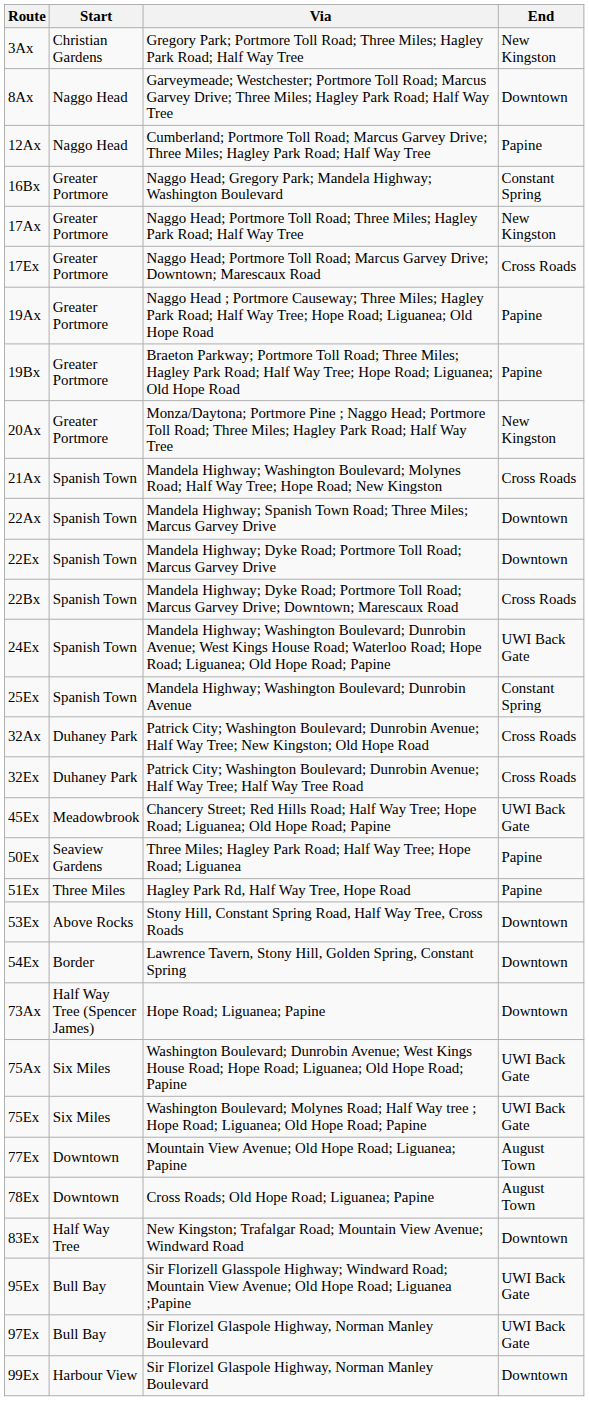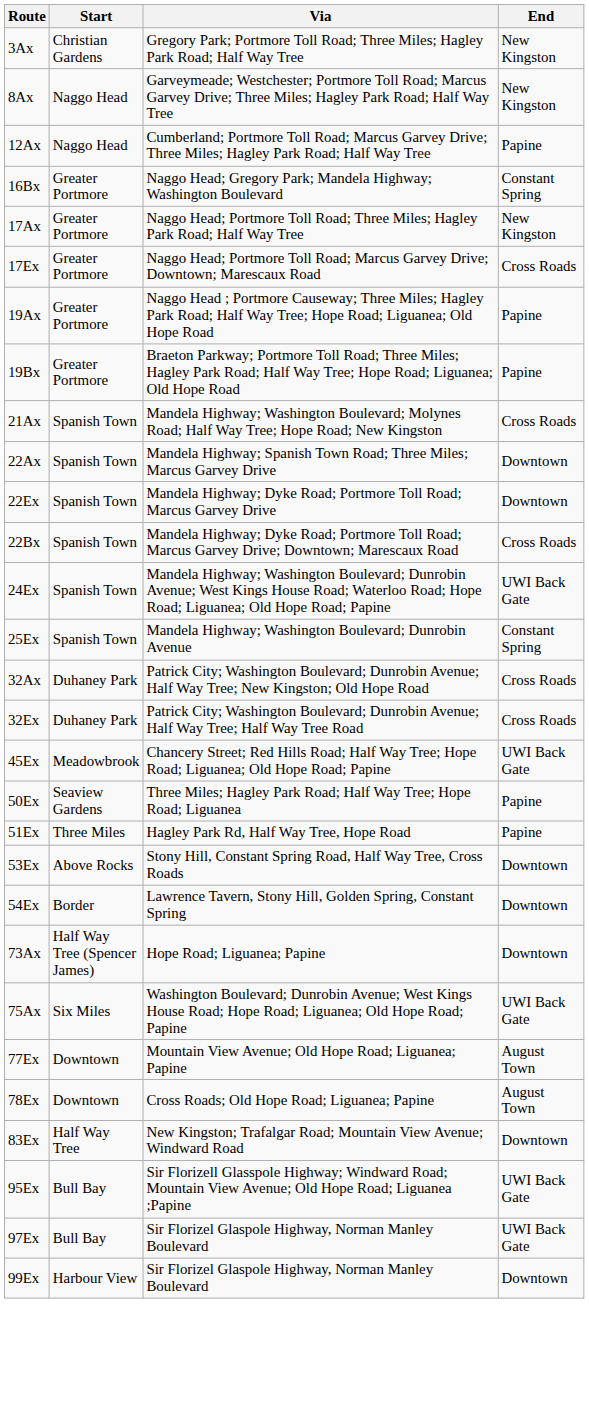(535, 96) Downtown -> (529, 96) New Kingston
- row: (24, 429)
- row: (24, 1116)
